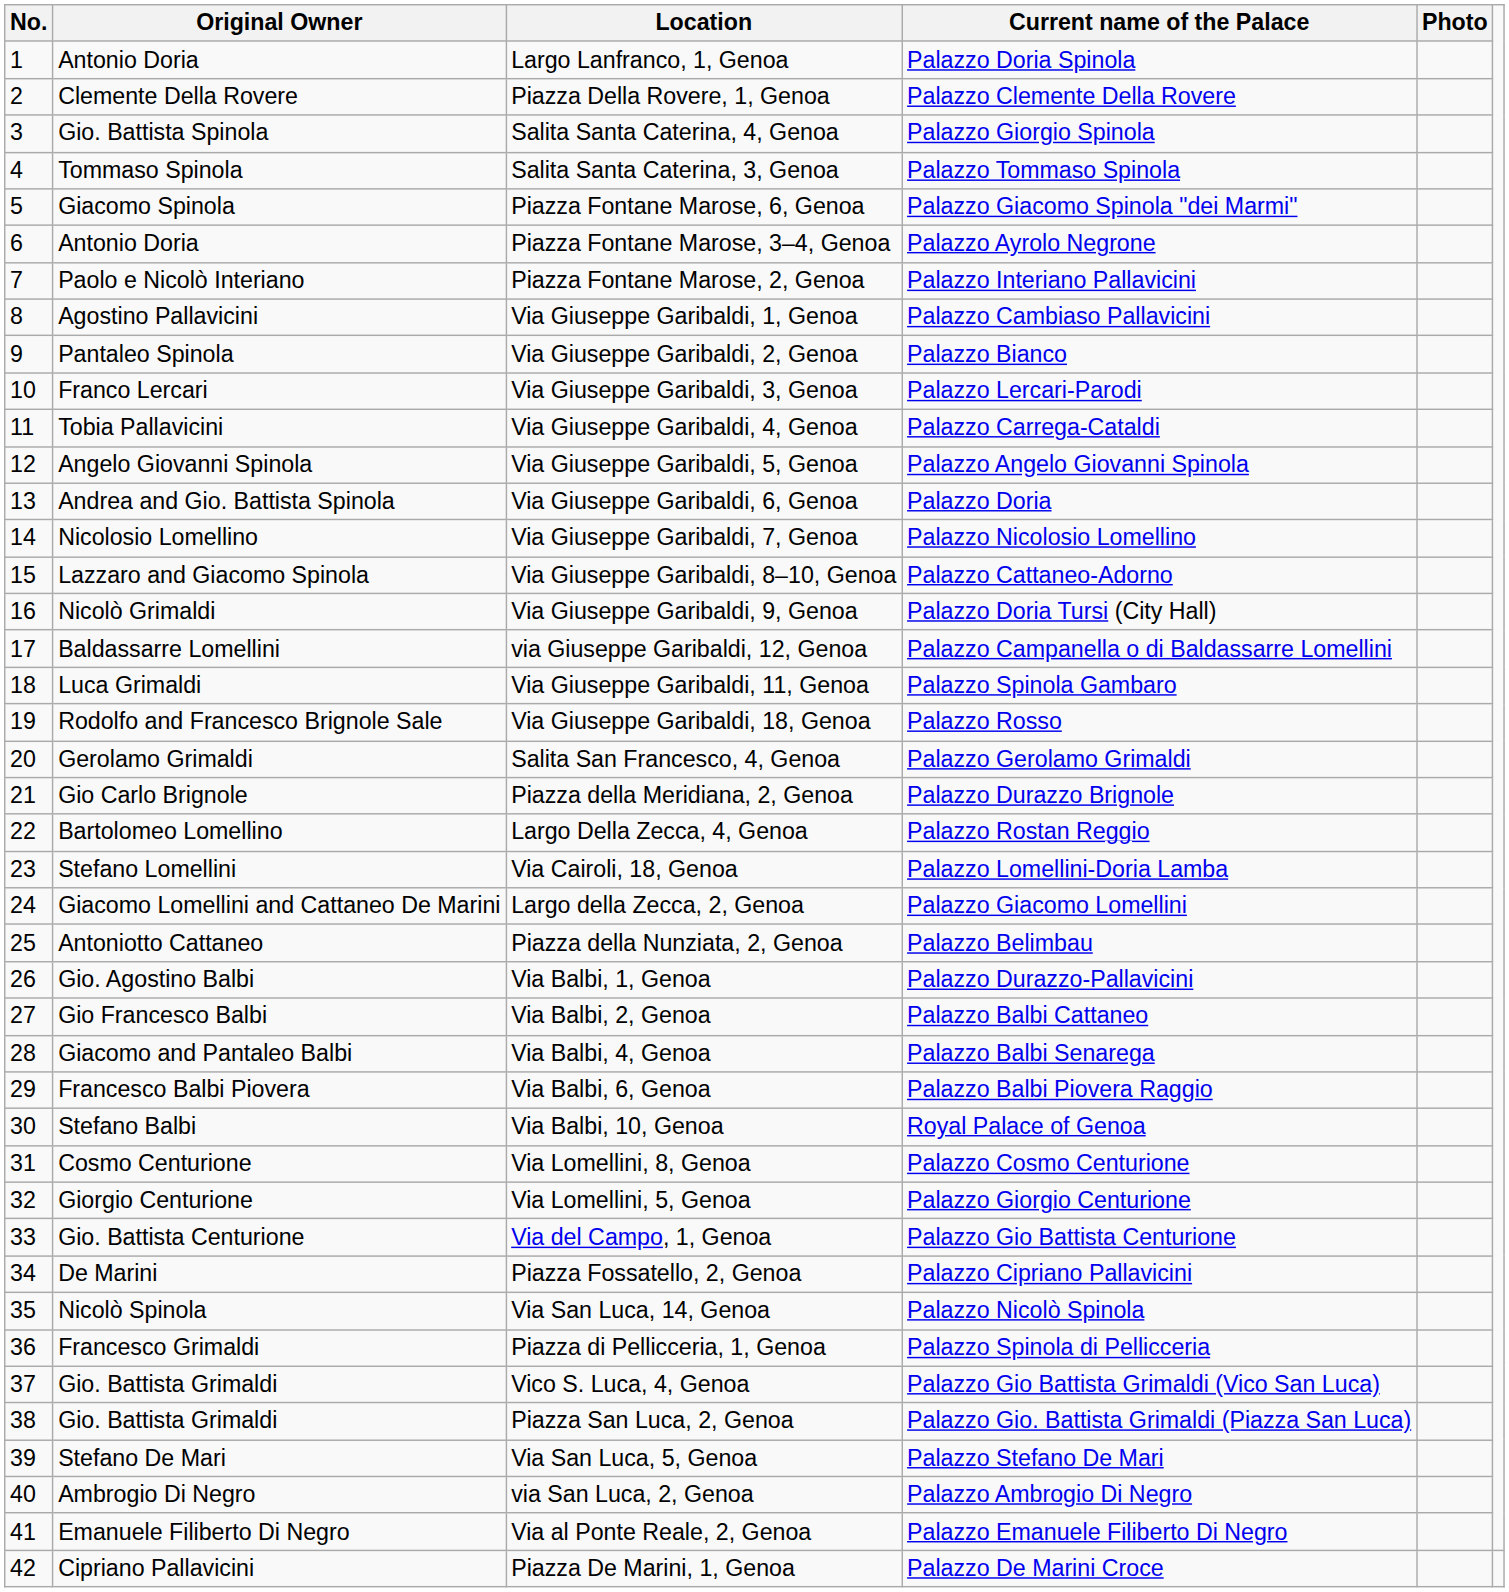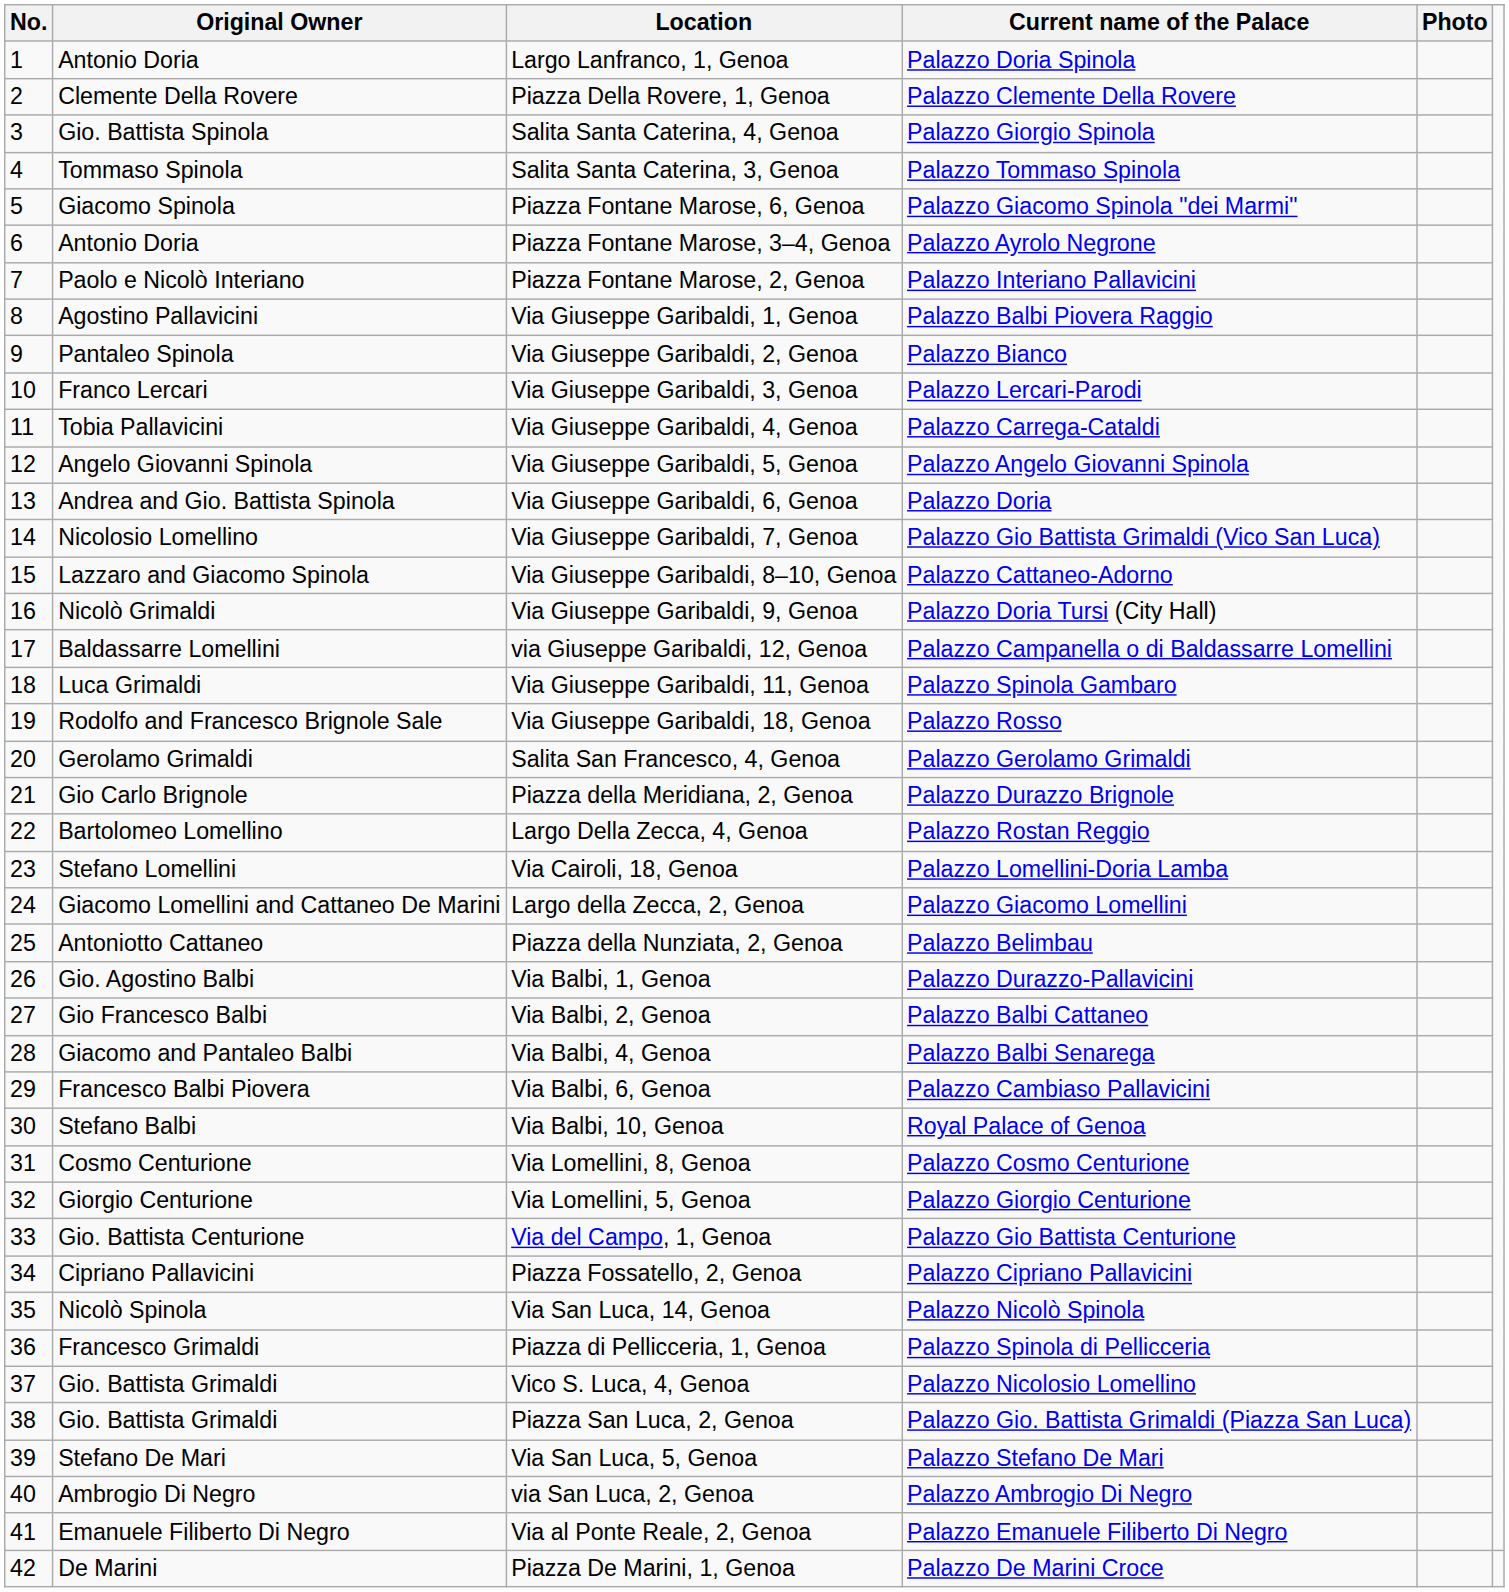(1059, 317) Palazzo Cambiaso Pallavicini -> (1060, 317) Palazzo Balbi Piovera Raggio
(1052, 538) Palazzo Nicolosio Lomellino -> (1143, 538) Palazzo Gio Battista Grimaldi (Vico San Luca)
(1060, 1089) Palazzo Balbi Piovera Raggio -> (1059, 1089) Palazzo Cambiaso Pallavicini
(108, 1273) De Marini -> (156, 1273) Cipriano Pallavicini
(1143, 1384) Palazzo Gio Battista Grimaldi (Vico San Luca) -> (1052, 1384) Palazzo Nicolosio Lomellino
(156, 1568) Cipriano Pallavicini -> (108, 1568) De Marini
